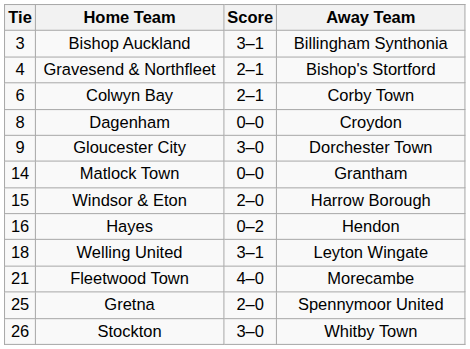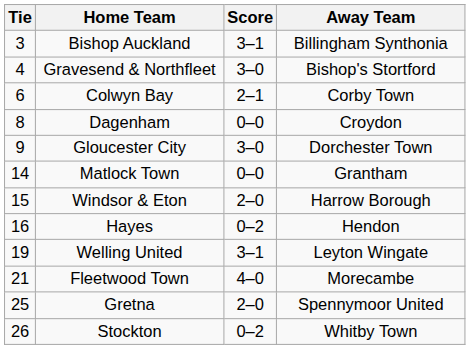(250, 69) 2–1 -> (250, 69) 3–0
(20, 252) 18 -> (20, 252) 19
(250, 331) 3–0 -> (250, 331) 0–2
